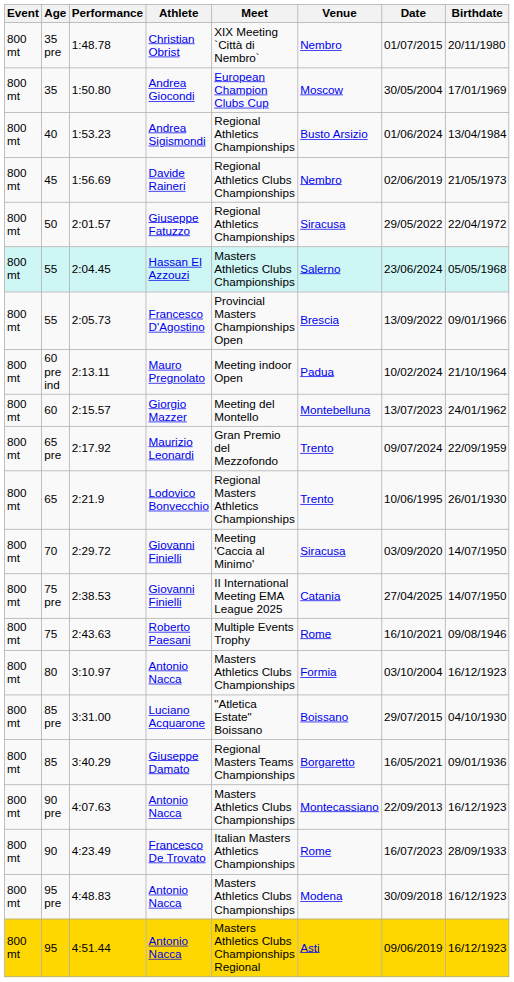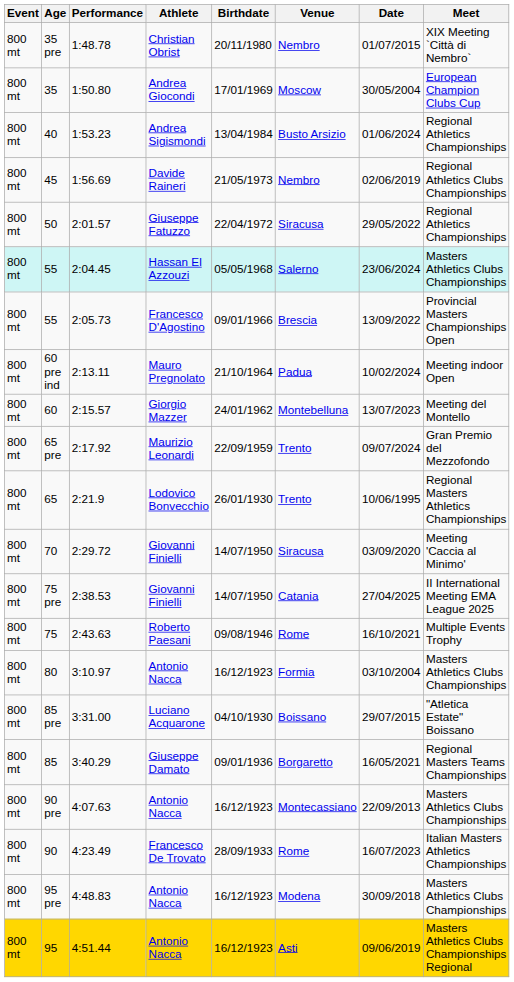columns swapped: (477, 13) <-> (255, 13)
